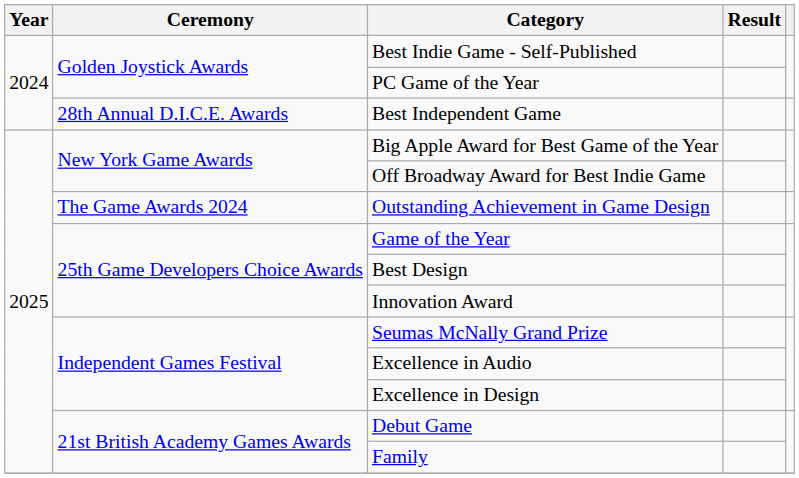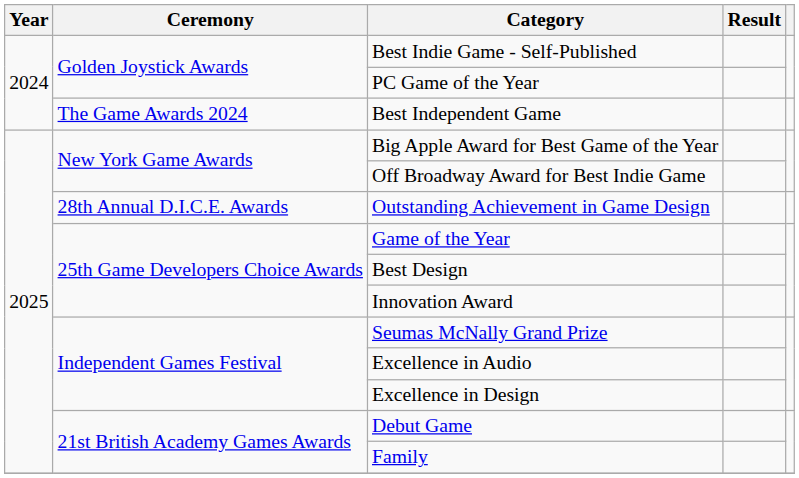(173, 113) 28th Annual D.I.C.E. Awards -> (153, 113) The Game Awards 2024
(153, 207) The Game Awards 2024 -> (173, 207) 28th Annual D.I.C.E. Awards
